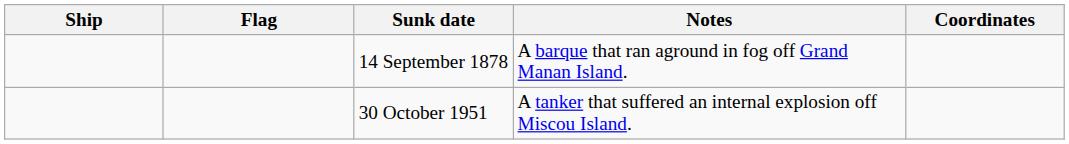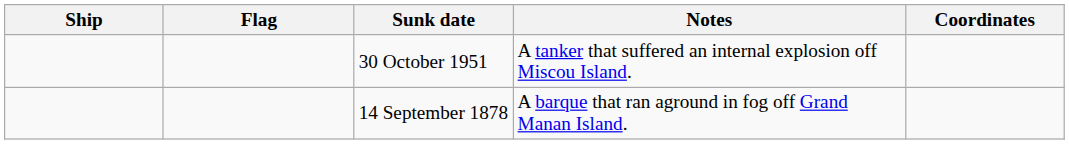rows swapped: (423, 113) <-> (433, 60)
